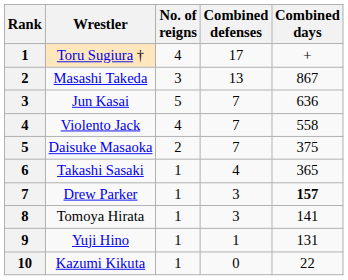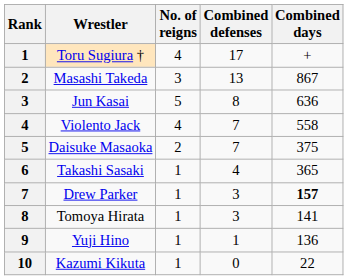(236, 101) 7 -> (236, 101) 8
(307, 240) 131 -> (307, 240) 136
